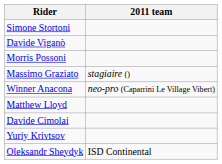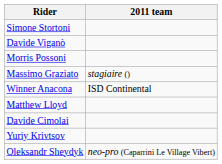(151, 89) neo-pro (Caparrini Le Village Vibert) -> (120, 89) ISD Continental
(120, 151) ISD Continental -> (151, 151) neo-pro (Caparrini Le Village Vibert)
